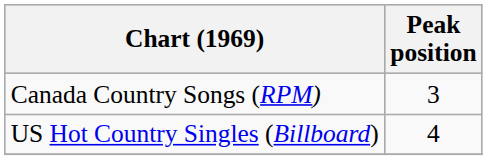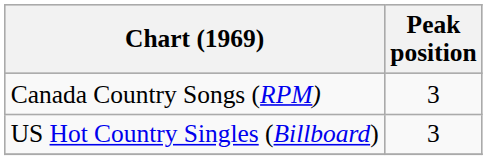(433, 133) 4 -> (433, 133) 3
